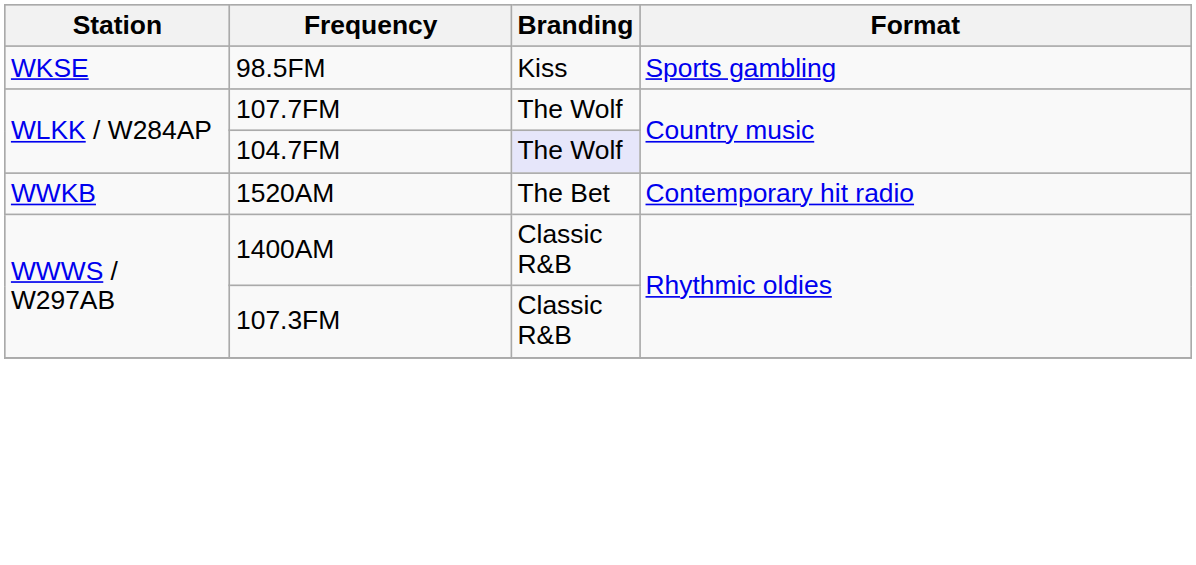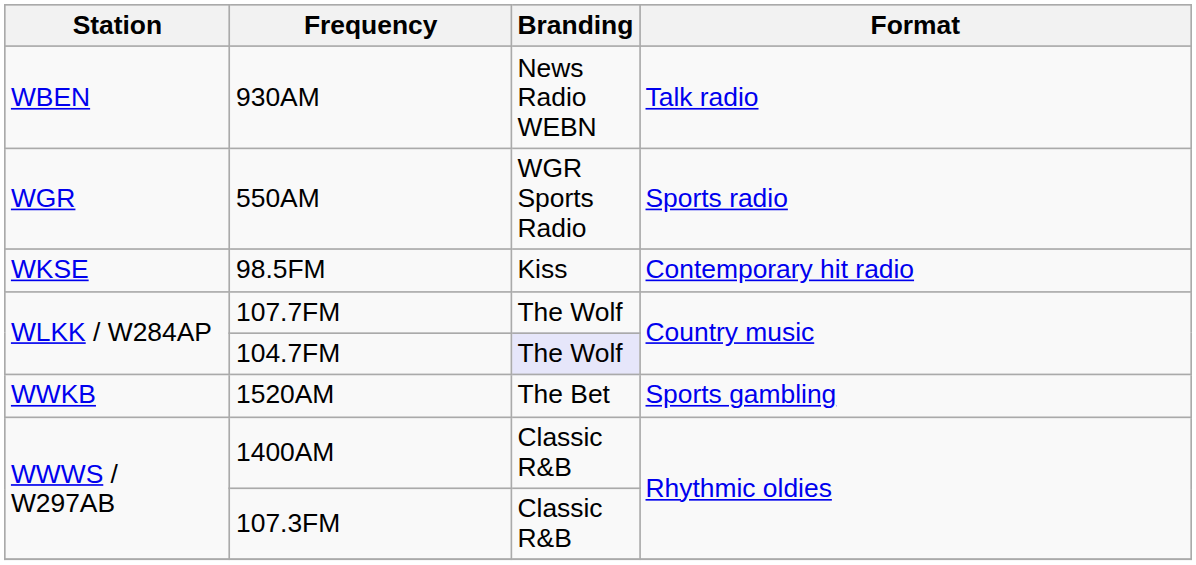+ row: (278, 97)
+ row: (278, 198)
(741, 67) Sports gambling -> (780, 269) Contemporary hit radio
(780, 192) Contemporary hit radio -> (741, 395) Sports gambling
